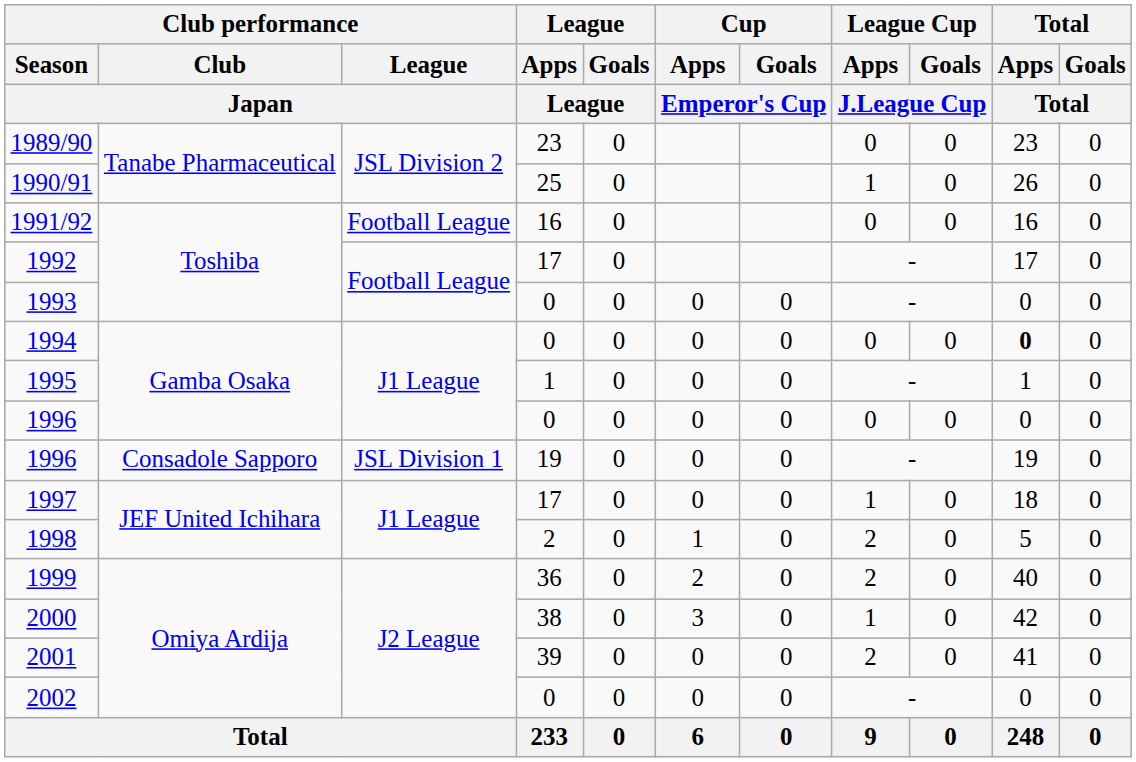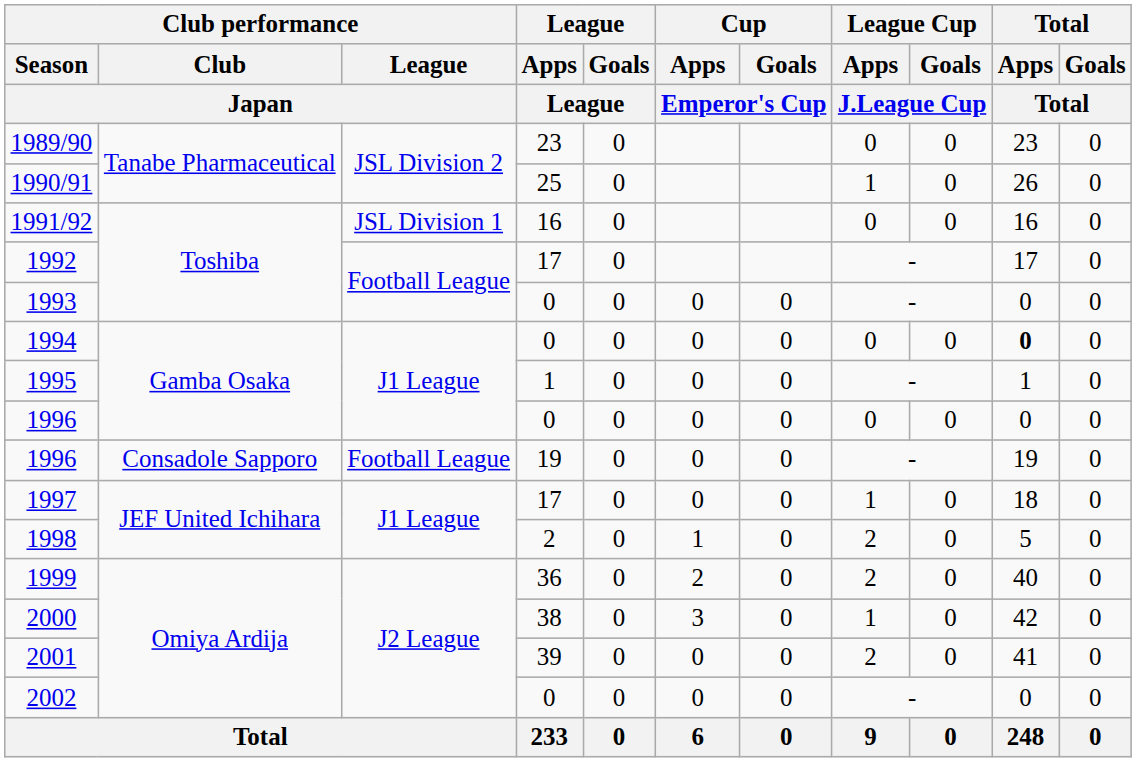(429, 222) Football League -> (429, 222) JSL Division 1
(429, 459) JSL Division 1 -> (429, 459) Football League
